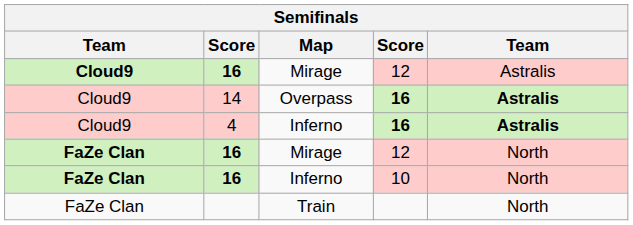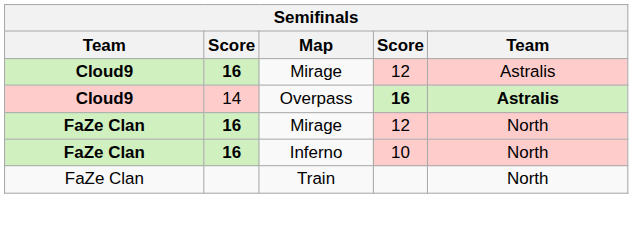(104, 98) normal -> (104, 98) bold
- row: (232, 125)
